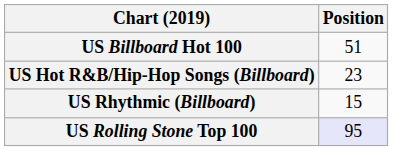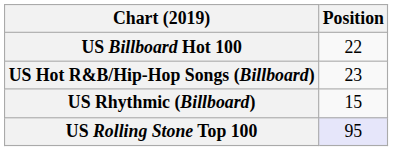(353, 46) 51 -> (353, 46) 22
